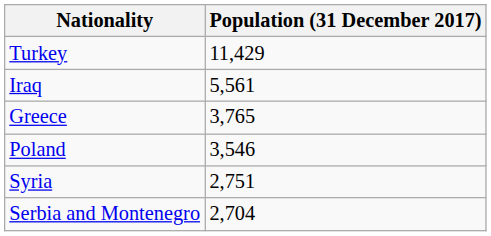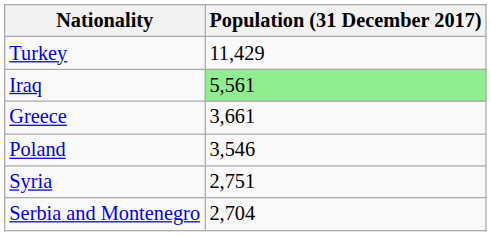(232, 85) no background -> (232, 85) lightgreen background
(232, 117) 3,765 -> (232, 117) 3,661
